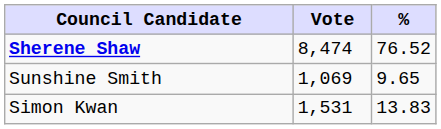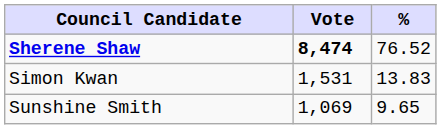(325, 49) normal -> (325, 49) bold
rows swapped: (64, 109) <-> (85, 79)
